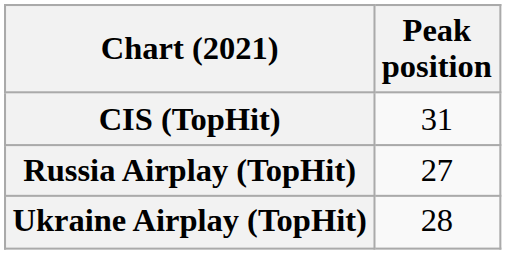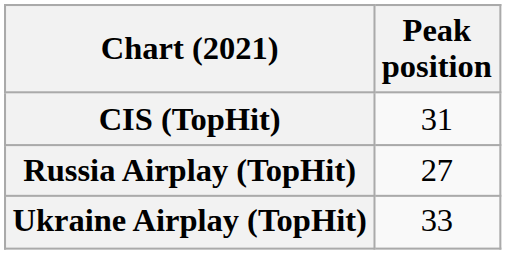(437, 221) 28 -> (437, 221) 33
